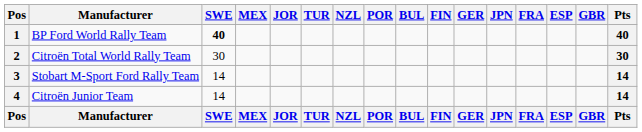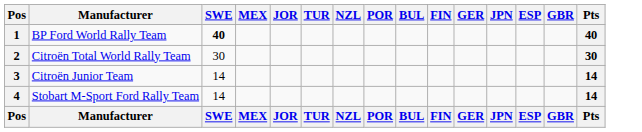- column: (531, 14)
(115, 75) Stobart M-Sport Ford Rally Team -> (82, 75) Citroën Junior Team
(82, 95) Citroën Junior Team -> (115, 95) Stobart M-Sport Ford Rally Team
